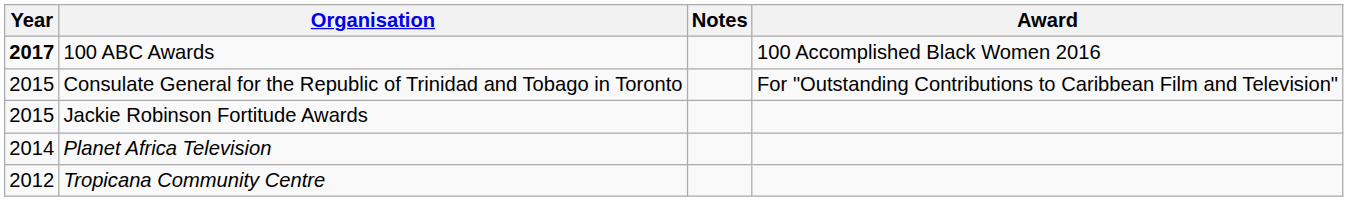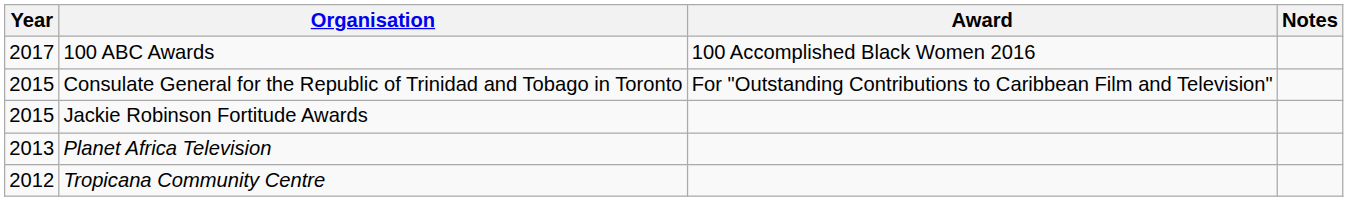columns swapped: (1048, 20) <-> (720, 20)
(32, 52) bold -> (32, 52) normal
(32, 148) 2014 -> (32, 148) 2013
